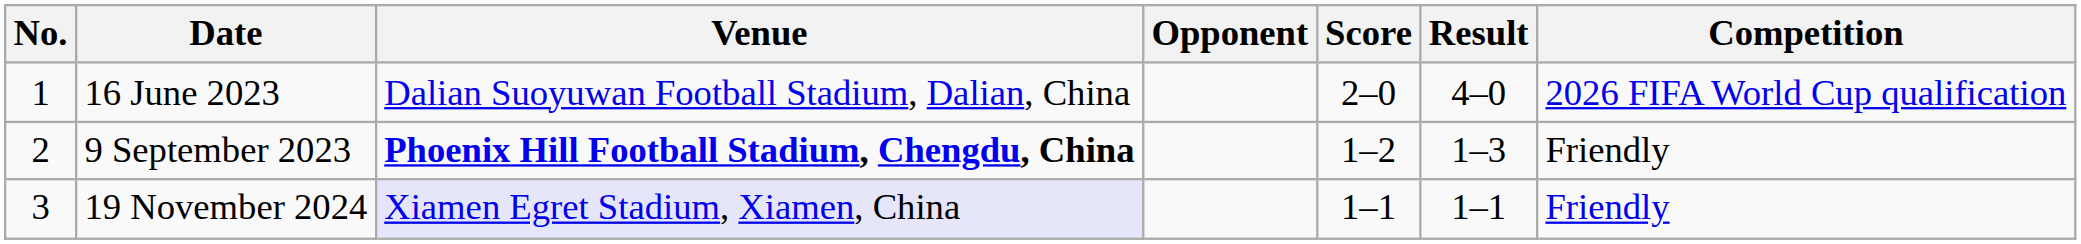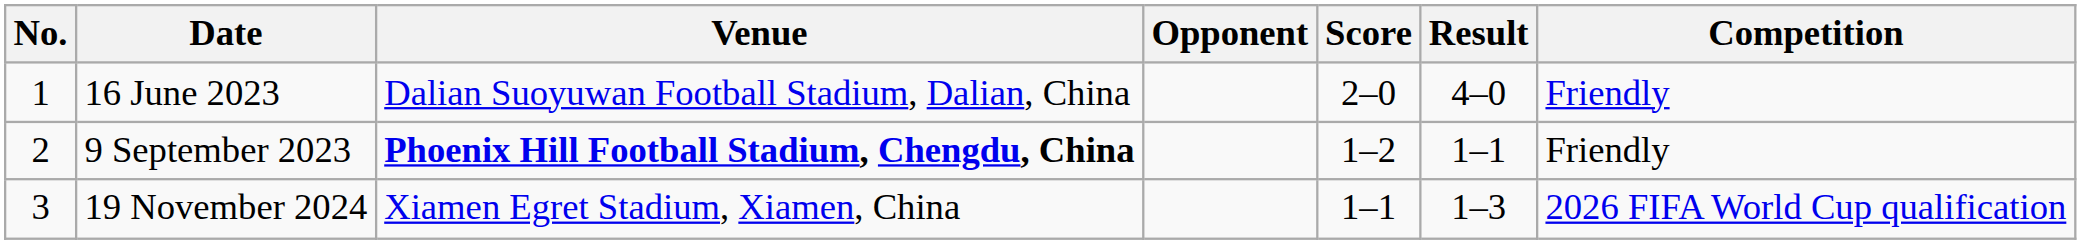(1806, 91) 2026 FIFA World Cup qualification -> (1608, 91) Friendly
(1479, 149) 1–3 -> (1479, 149) 1–1
(672, 207) lavender background -> (672, 207) no background
(1479, 207) 1–1 -> (1479, 207) 1–3
(1608, 207) Friendly -> (1806, 207) 2026 FIFA World Cup qualification
